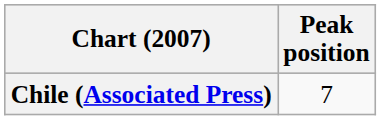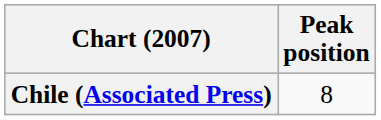(326, 93) 7 -> (326, 93) 8
